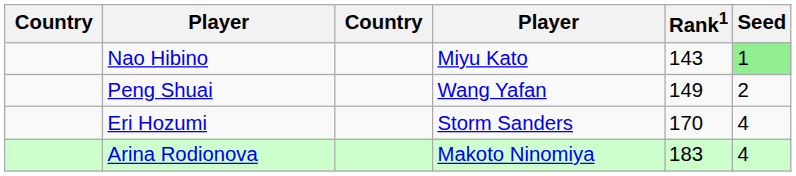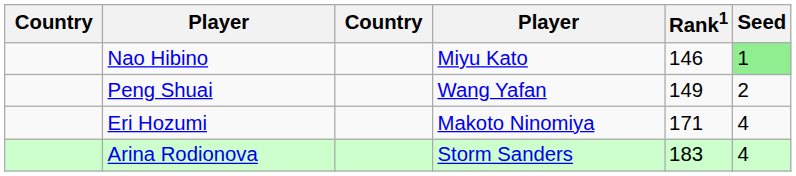(686, 58) 143 -> (686, 58) 146
(505, 122) Storm Sanders -> (516, 122) Makoto Ninomiya
(686, 122) 170 -> (686, 122) 171
(516, 155) Makoto Ninomiya -> (505, 155) Storm Sanders
